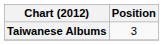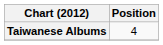(134, 31) 3 -> (134, 31) 4
